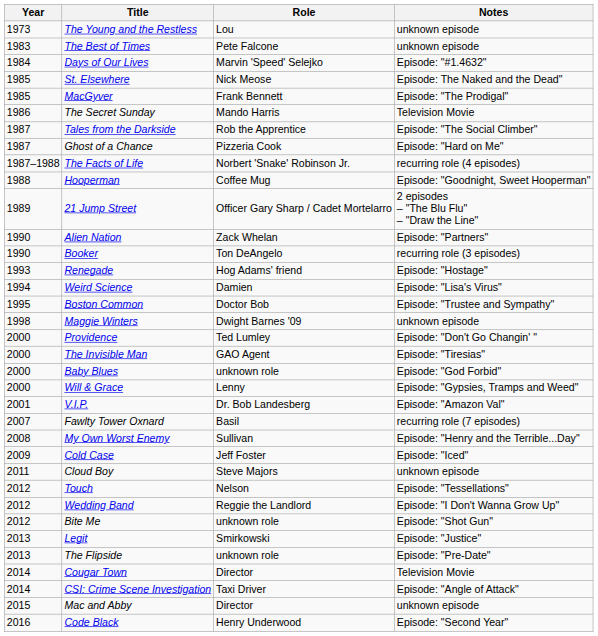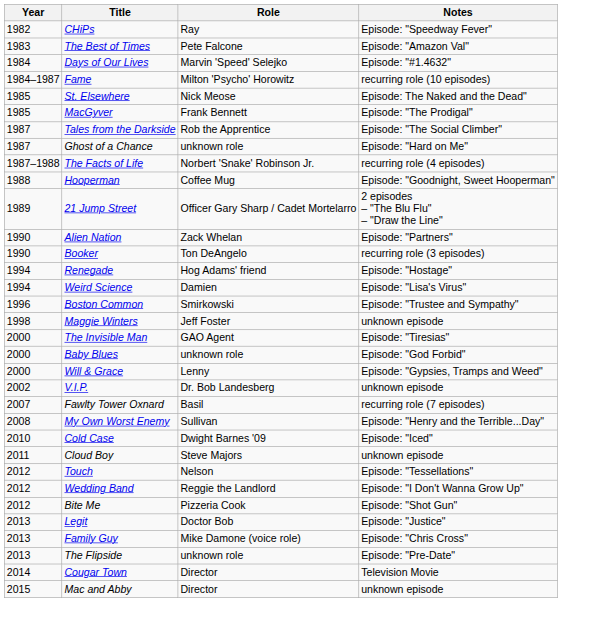- row: (131, 29)
+ row: (79, 29)
(438, 46) unknown episode -> (415, 46) Episode: "Amazon Val"
+ row: (78, 79)
- row: (110, 113)
(249, 146) Pizzeria Cook -> (212, 146) unknown role
(19, 271) 1993 -> (19, 271) 1994
(19, 304) 1995 -> (19, 304) 1996
(243, 304) Doctor Bob -> (207, 304) Smirkowski
(259, 321) Dwight Barnes '09 -> (205, 321) Jeff Foster
- row: (91, 338)
(19, 405) 2001 -> (19, 388) 2002
(451, 405) Episode: "Amazon Val" -> (402, 388) unknown episode
(19, 455) 2009 -> (19, 438) 2010
(241, 455) Jeff Foster -> (223, 438) Dwight Barnes '09
(248, 522) unknown role -> (213, 505) Pizzeria Cook
(243, 539) Smirkowski -> (207, 522) Doctor Bob
+ row: (91, 539)
- row: (138, 589)
- row: (91, 622)
